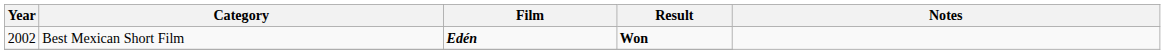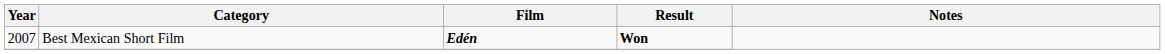(22, 37) 2002 -> (22, 37) 2007
